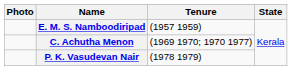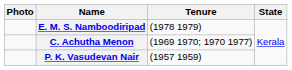(176, 27) (1957 1959) -> (176, 27) (1978 1979)
(176, 57) (1978 1979) -> (176, 57) (1957 1959)
